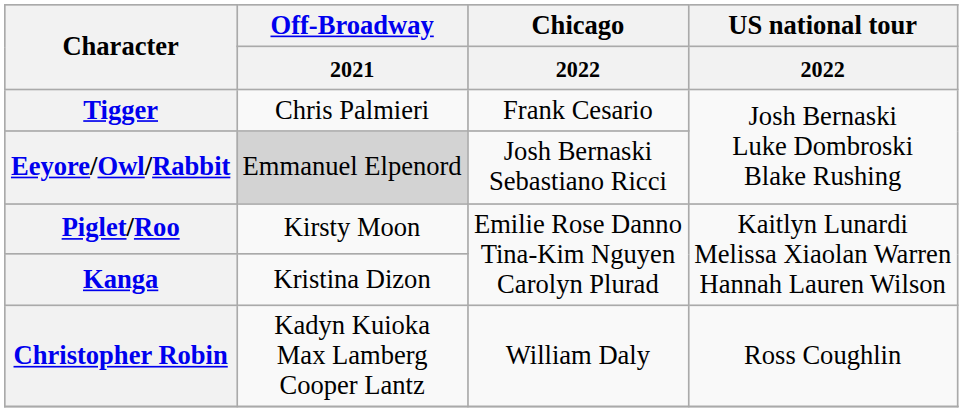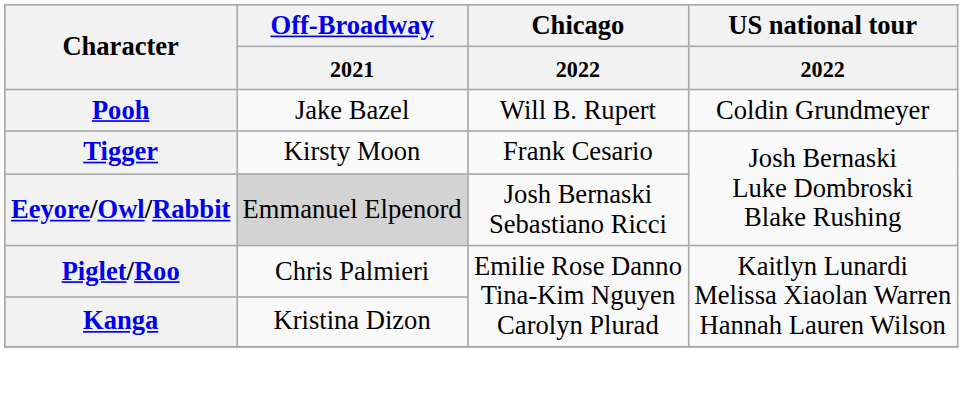+ row: (121, 109)
(352, 109) Chris Palmieri -> (352, 151) Kirsty Moon
(352, 228) Kirsty Moon -> (352, 270) Chris Palmieri
- row: (121, 355)
